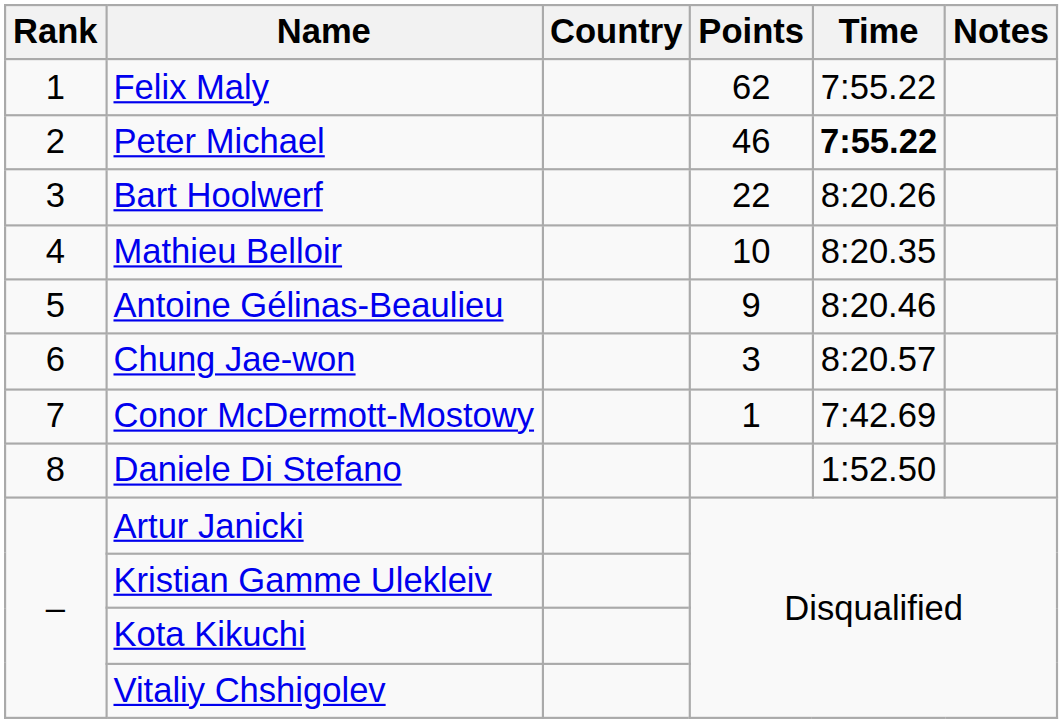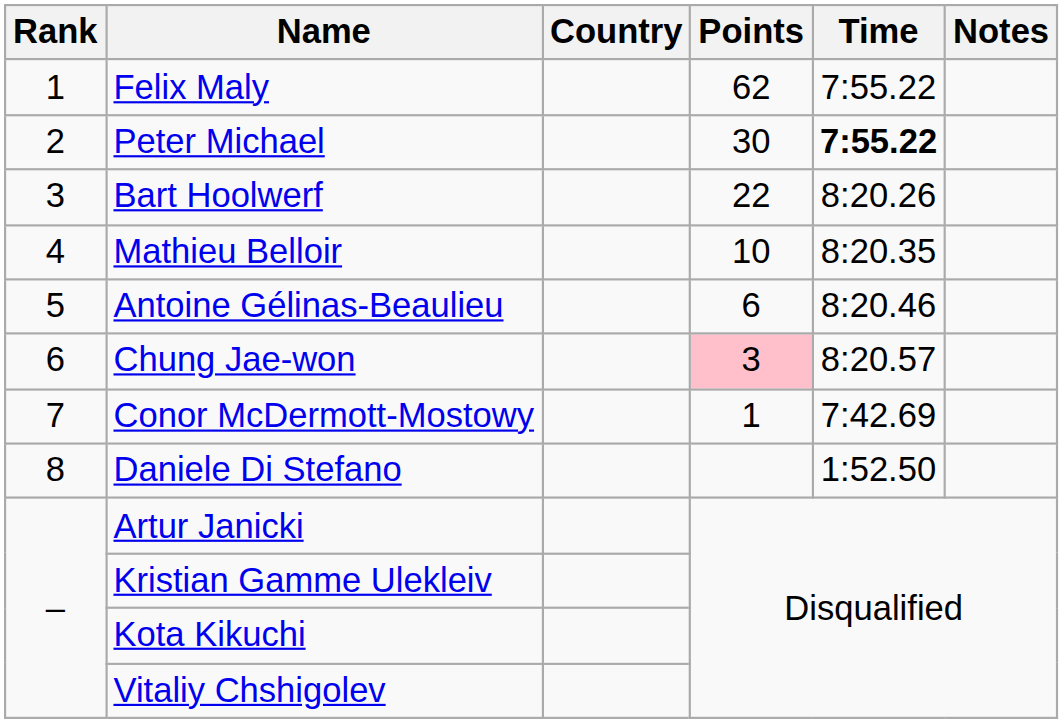(751, 141) 46 -> (751, 141) 30
(751, 305) 9 -> (751, 305) 6
(751, 360) no background -> (751, 360) pink background
